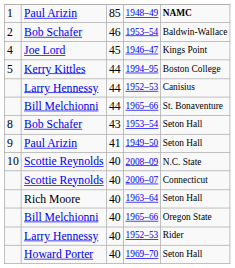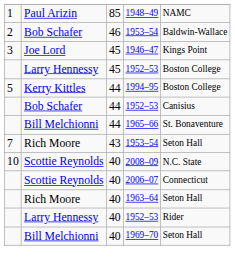(177, 13) bold -> (177, 13) normal
(10, 50) 4 -> (10, 50) 3
+ row: (115, 69)
(61, 87) Larry Hennessy -> (53, 106) Bob Schafer
(10, 124) 8 -> (10, 143) 7
(53, 124) Bob Schafer -> (52, 143) Rich Moore
- row: (115, 143)
- row: (115, 217)
(59, 254) Howard Porter -> (61, 236) Bill Melchionni
